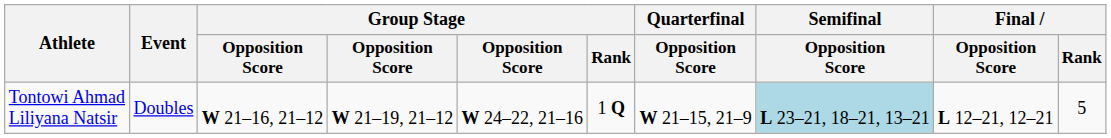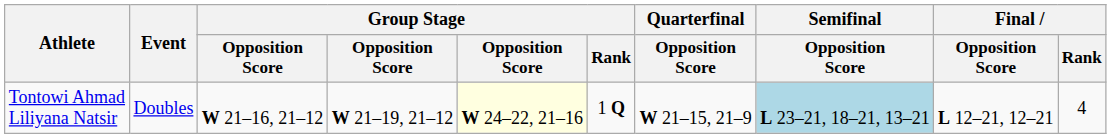(522, 118) no background -> (522, 118) lightyellow background
(1082, 108) 5 -> (1082, 108) 4
